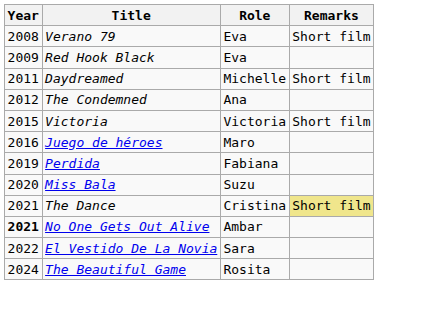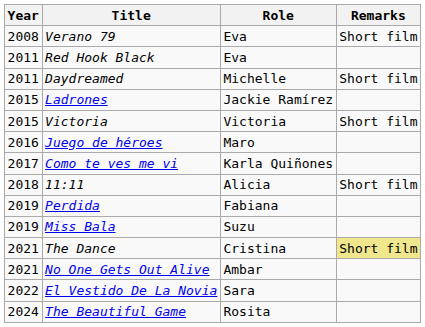(23, 57) 2009 -> (23, 57) 2011
- row: (96, 100)
+ row: (76, 100)
+ row: (112, 163)
+ row: (65, 185)
(23, 185) 2020 -> (23, 227) 2019
(23, 227) bold -> (23, 269) normal
